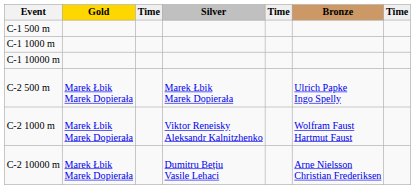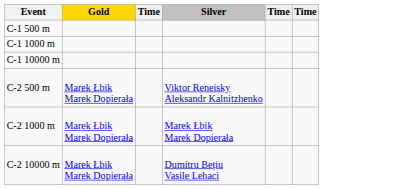- column: (338, 12)
(199, 93) Marek Łbik Marek Dopierała -> (214, 93) Viktor Reneisky Aleksandr Kalnitzhenko
(214, 132) Viktor Reneisky Aleksandr Kalnitzhenko -> (199, 132) Marek Łbik Marek Dopierała
